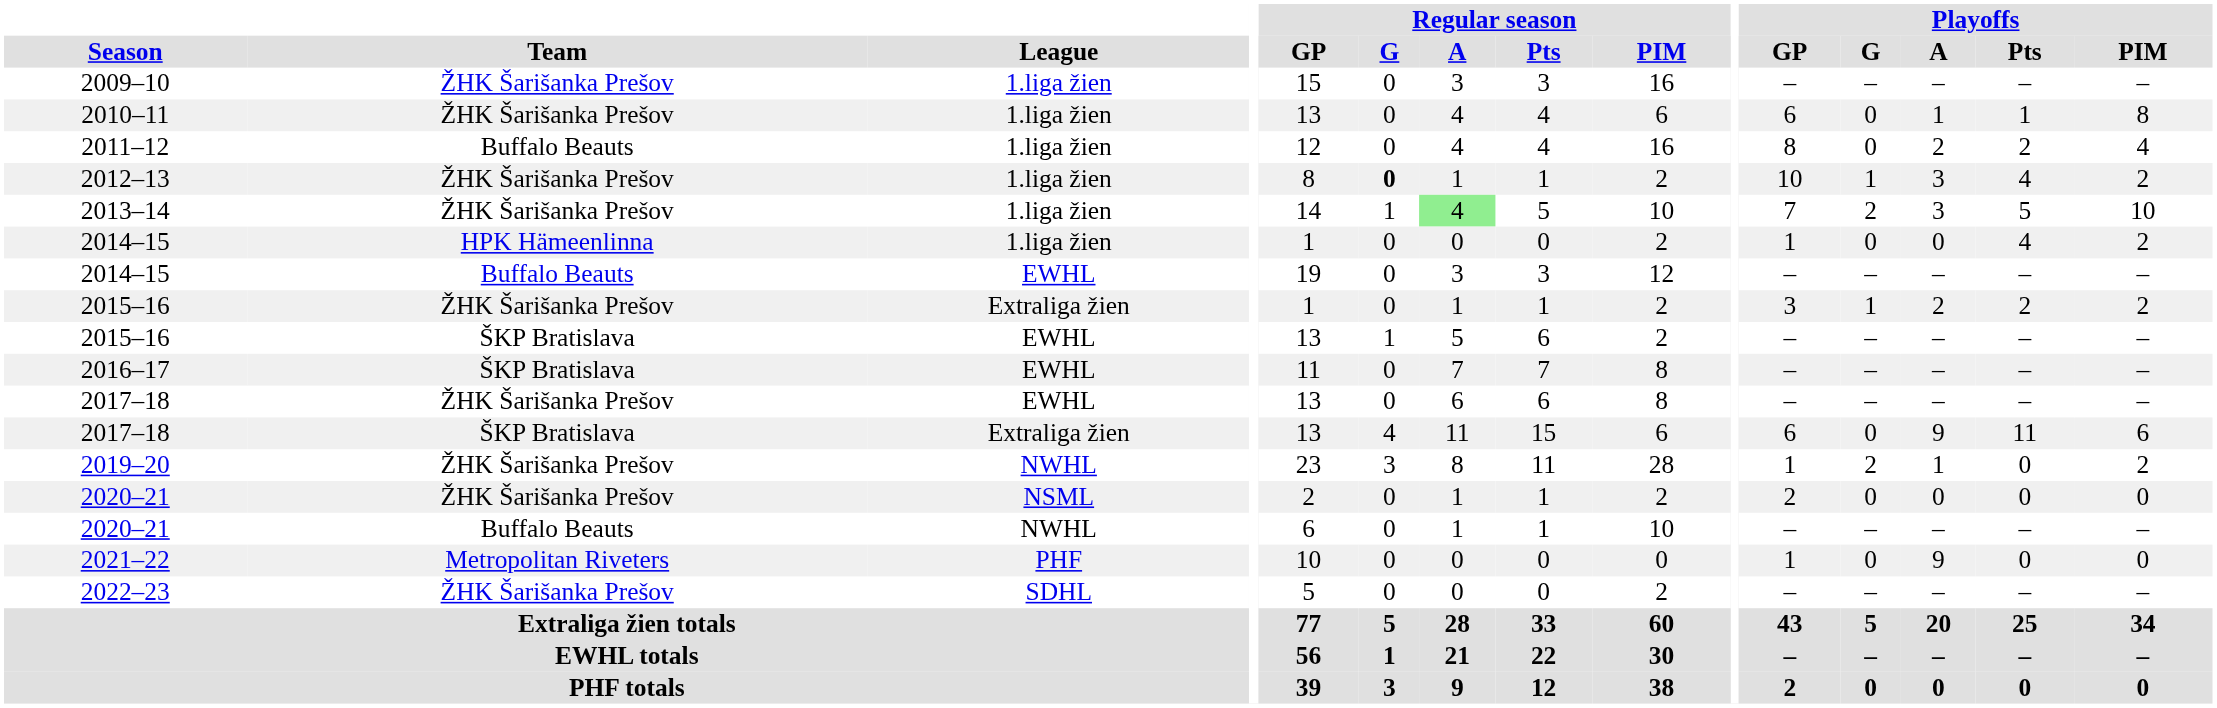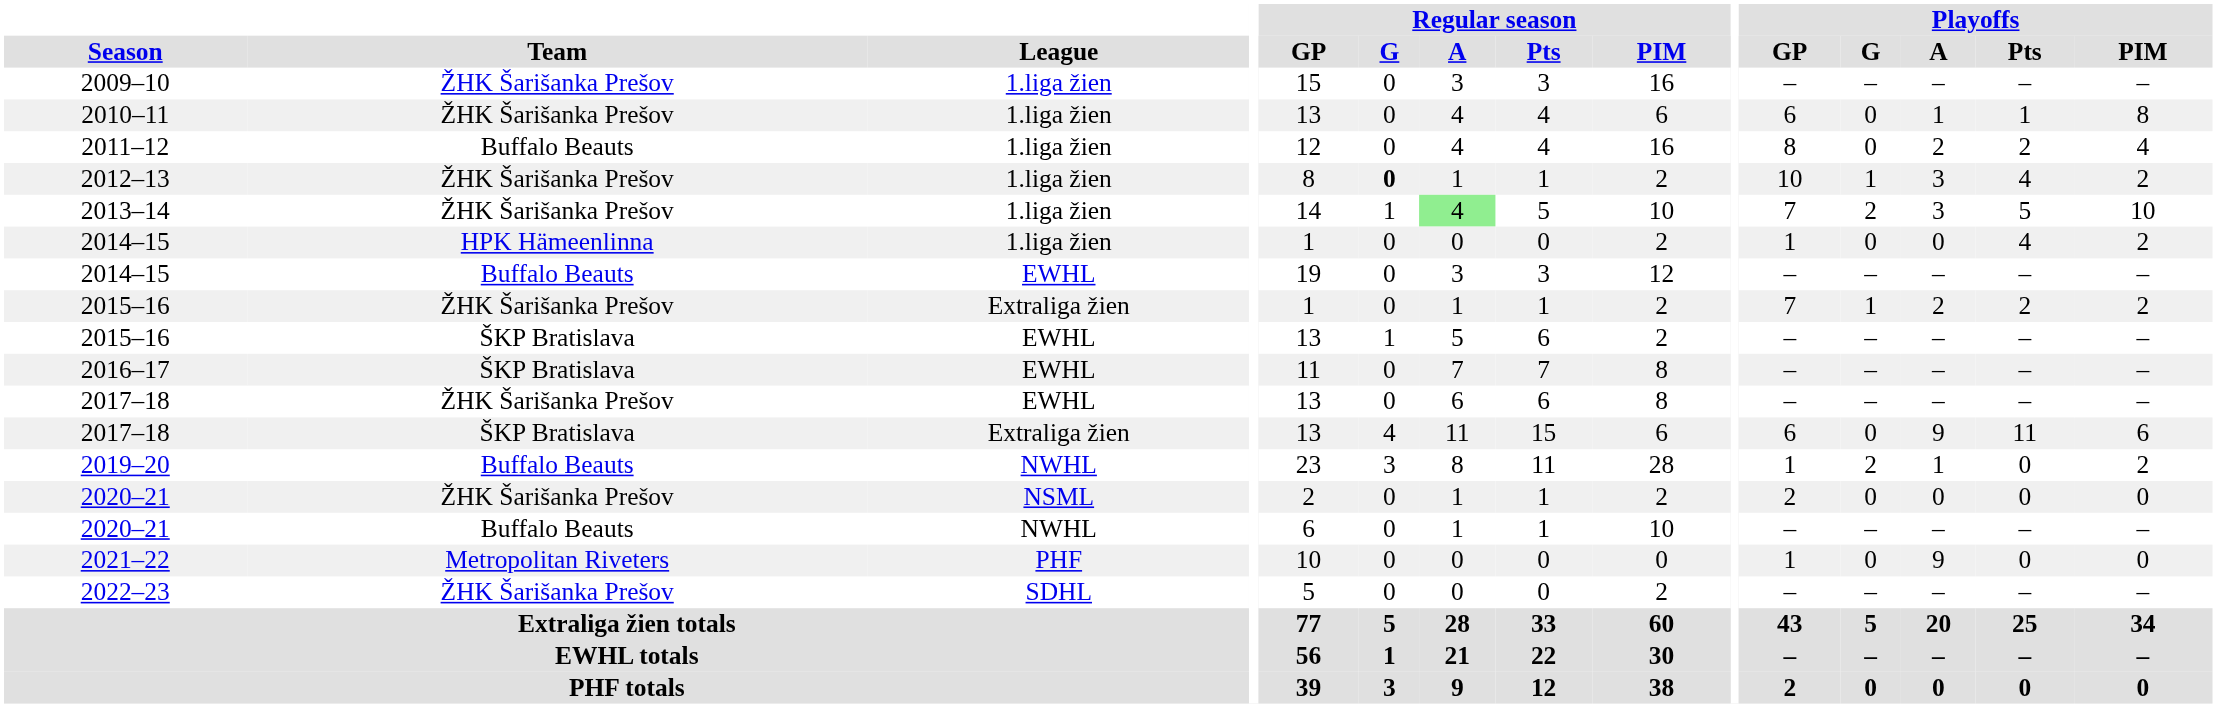(1790, 305) 3 -> (1790, 305) 7
(557, 464) ŽHK Šarišanka Prešov -> (557, 464) Buffalo Beauts
